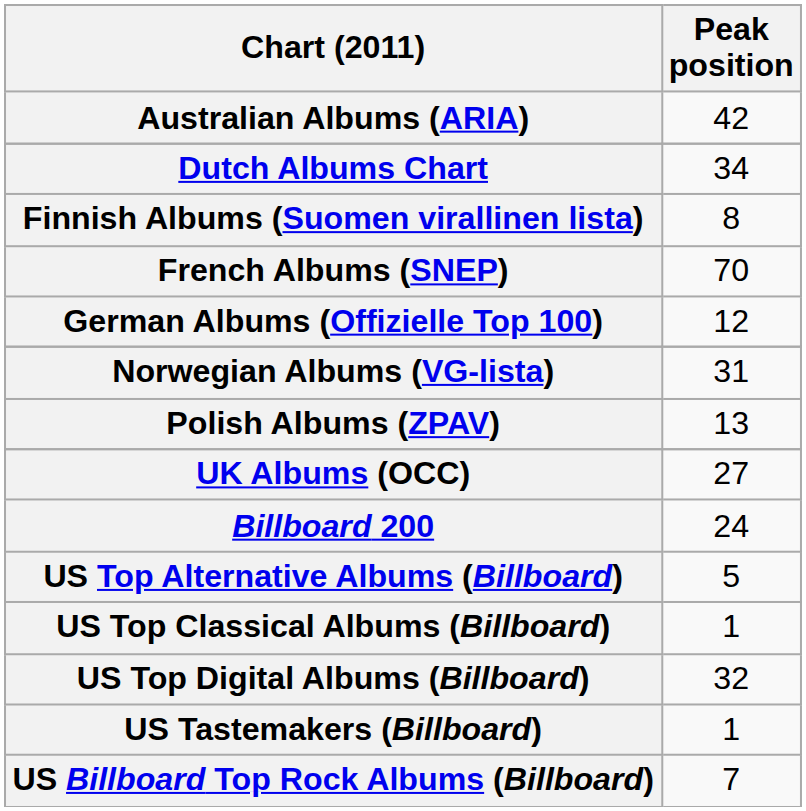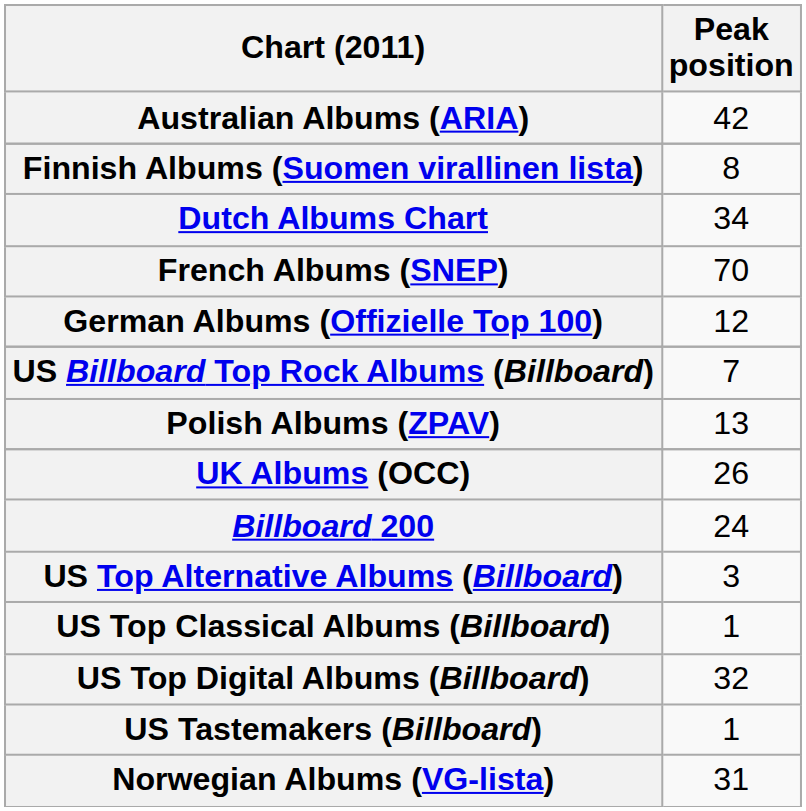rows swapped: (333, 168) <-> (333, 219)
rows swapped: (333, 372) <-> (333, 780)
(731, 474) 27 -> (731, 474) 26
(731, 576) 5 -> (731, 576) 3
